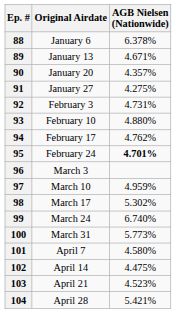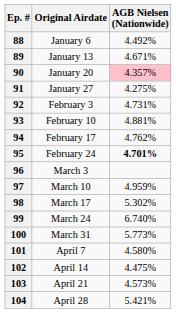(140, 40) 6.378% -> (140, 40) 4.492%
(140, 72) no background -> (140, 72) pink background
(140, 121) 4.880% -> (140, 121) 4.881%
(140, 283) 4.523% -> (140, 283) 4.573%
